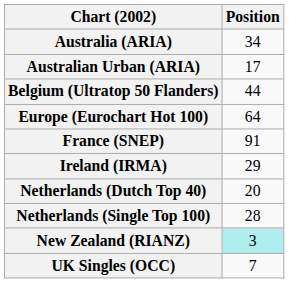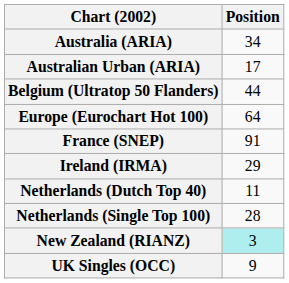(253, 191) 20 -> (253, 191) 11
(253, 265) 7 -> (253, 265) 9
